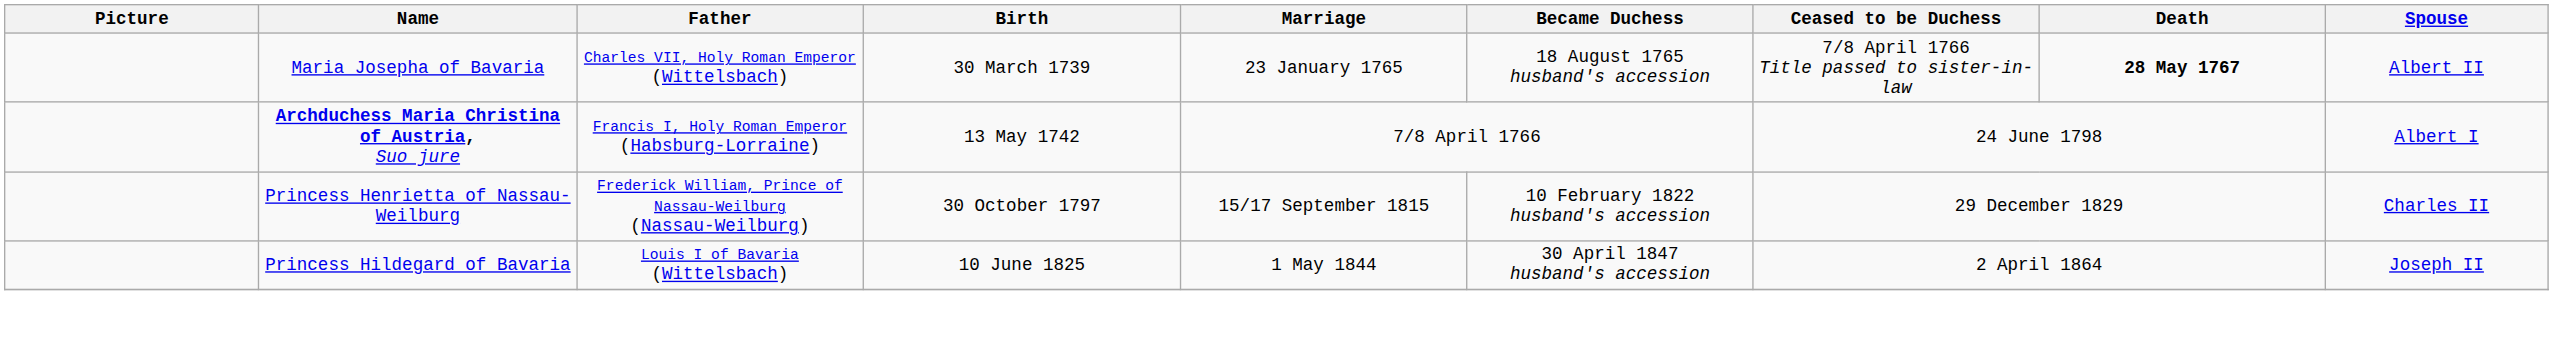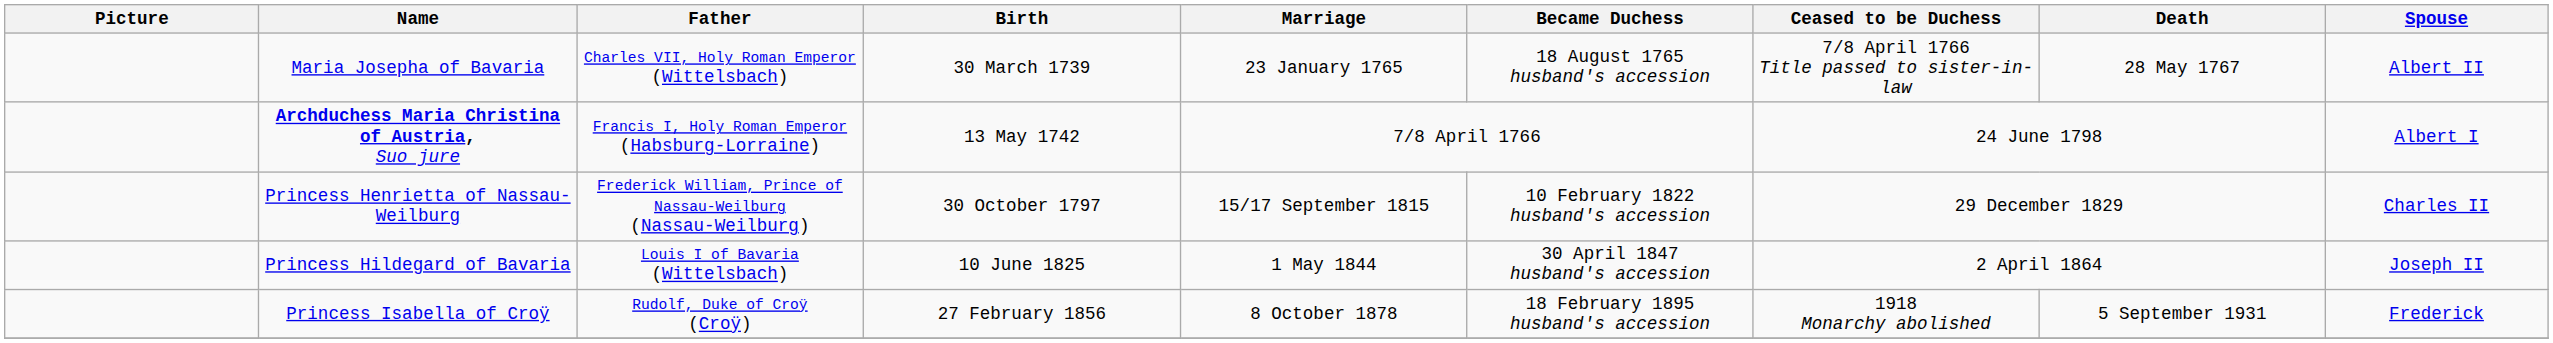(2182, 68) bold -> (2182, 68) normal
+ row: (418, 314)
